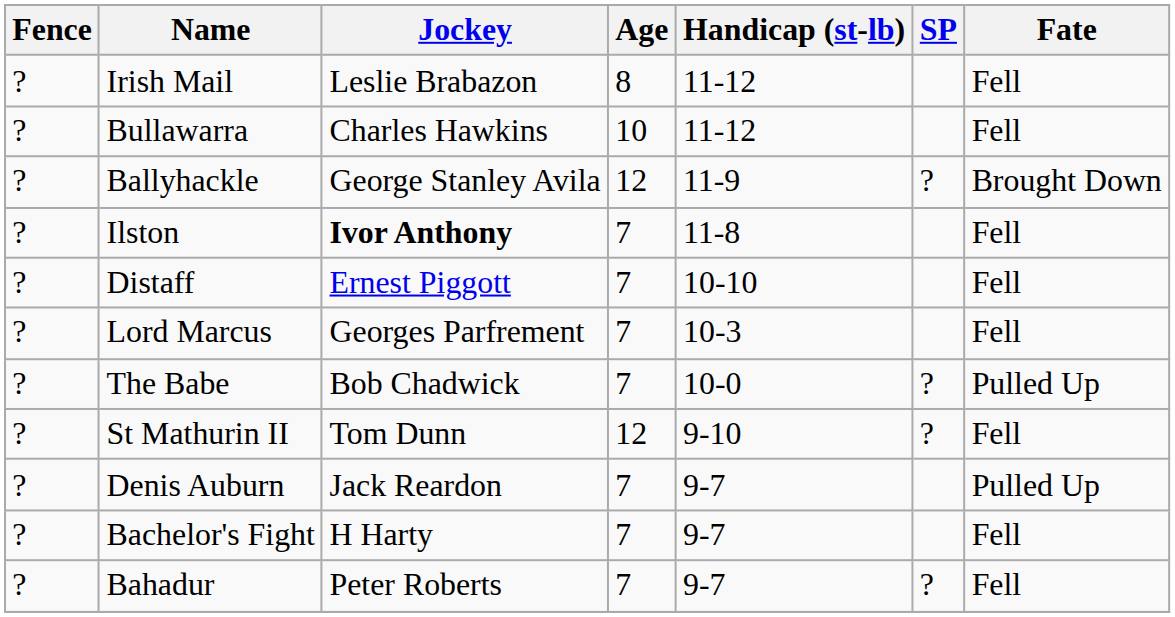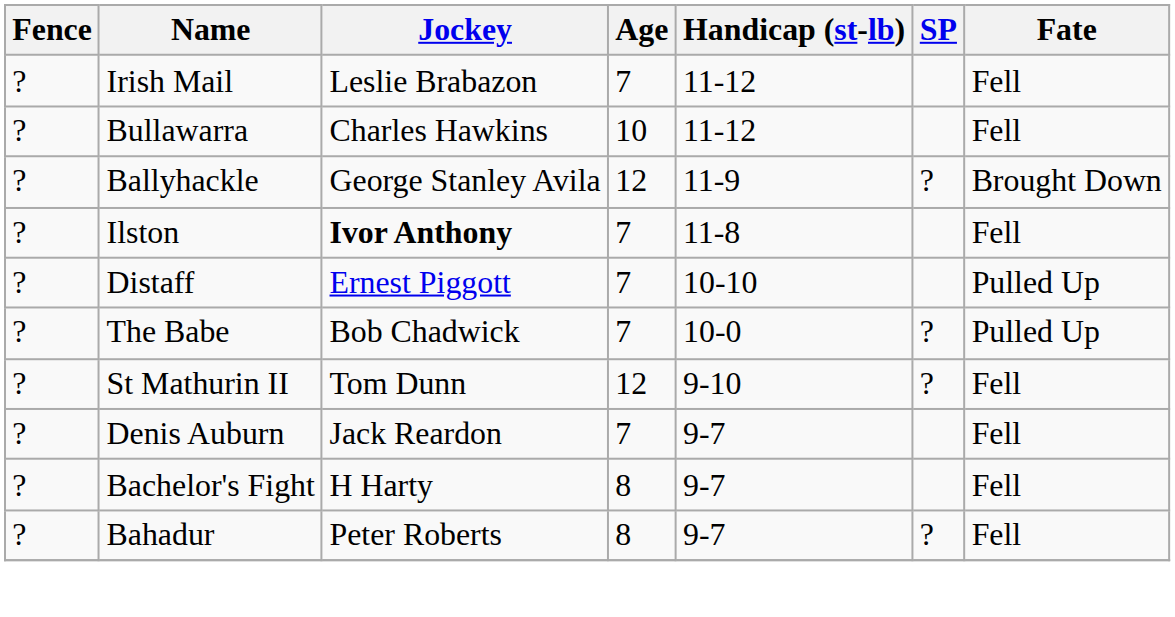(623, 80) 8 -> (623, 80) 7
(996, 282) Fell -> (1036, 282) Pulled Up
- row: (189, 332)
(1036, 484) Pulled Up -> (996, 433) Fell
(623, 534) 7 -> (623, 484) 8
(623, 585) 7 -> (623, 534) 8
